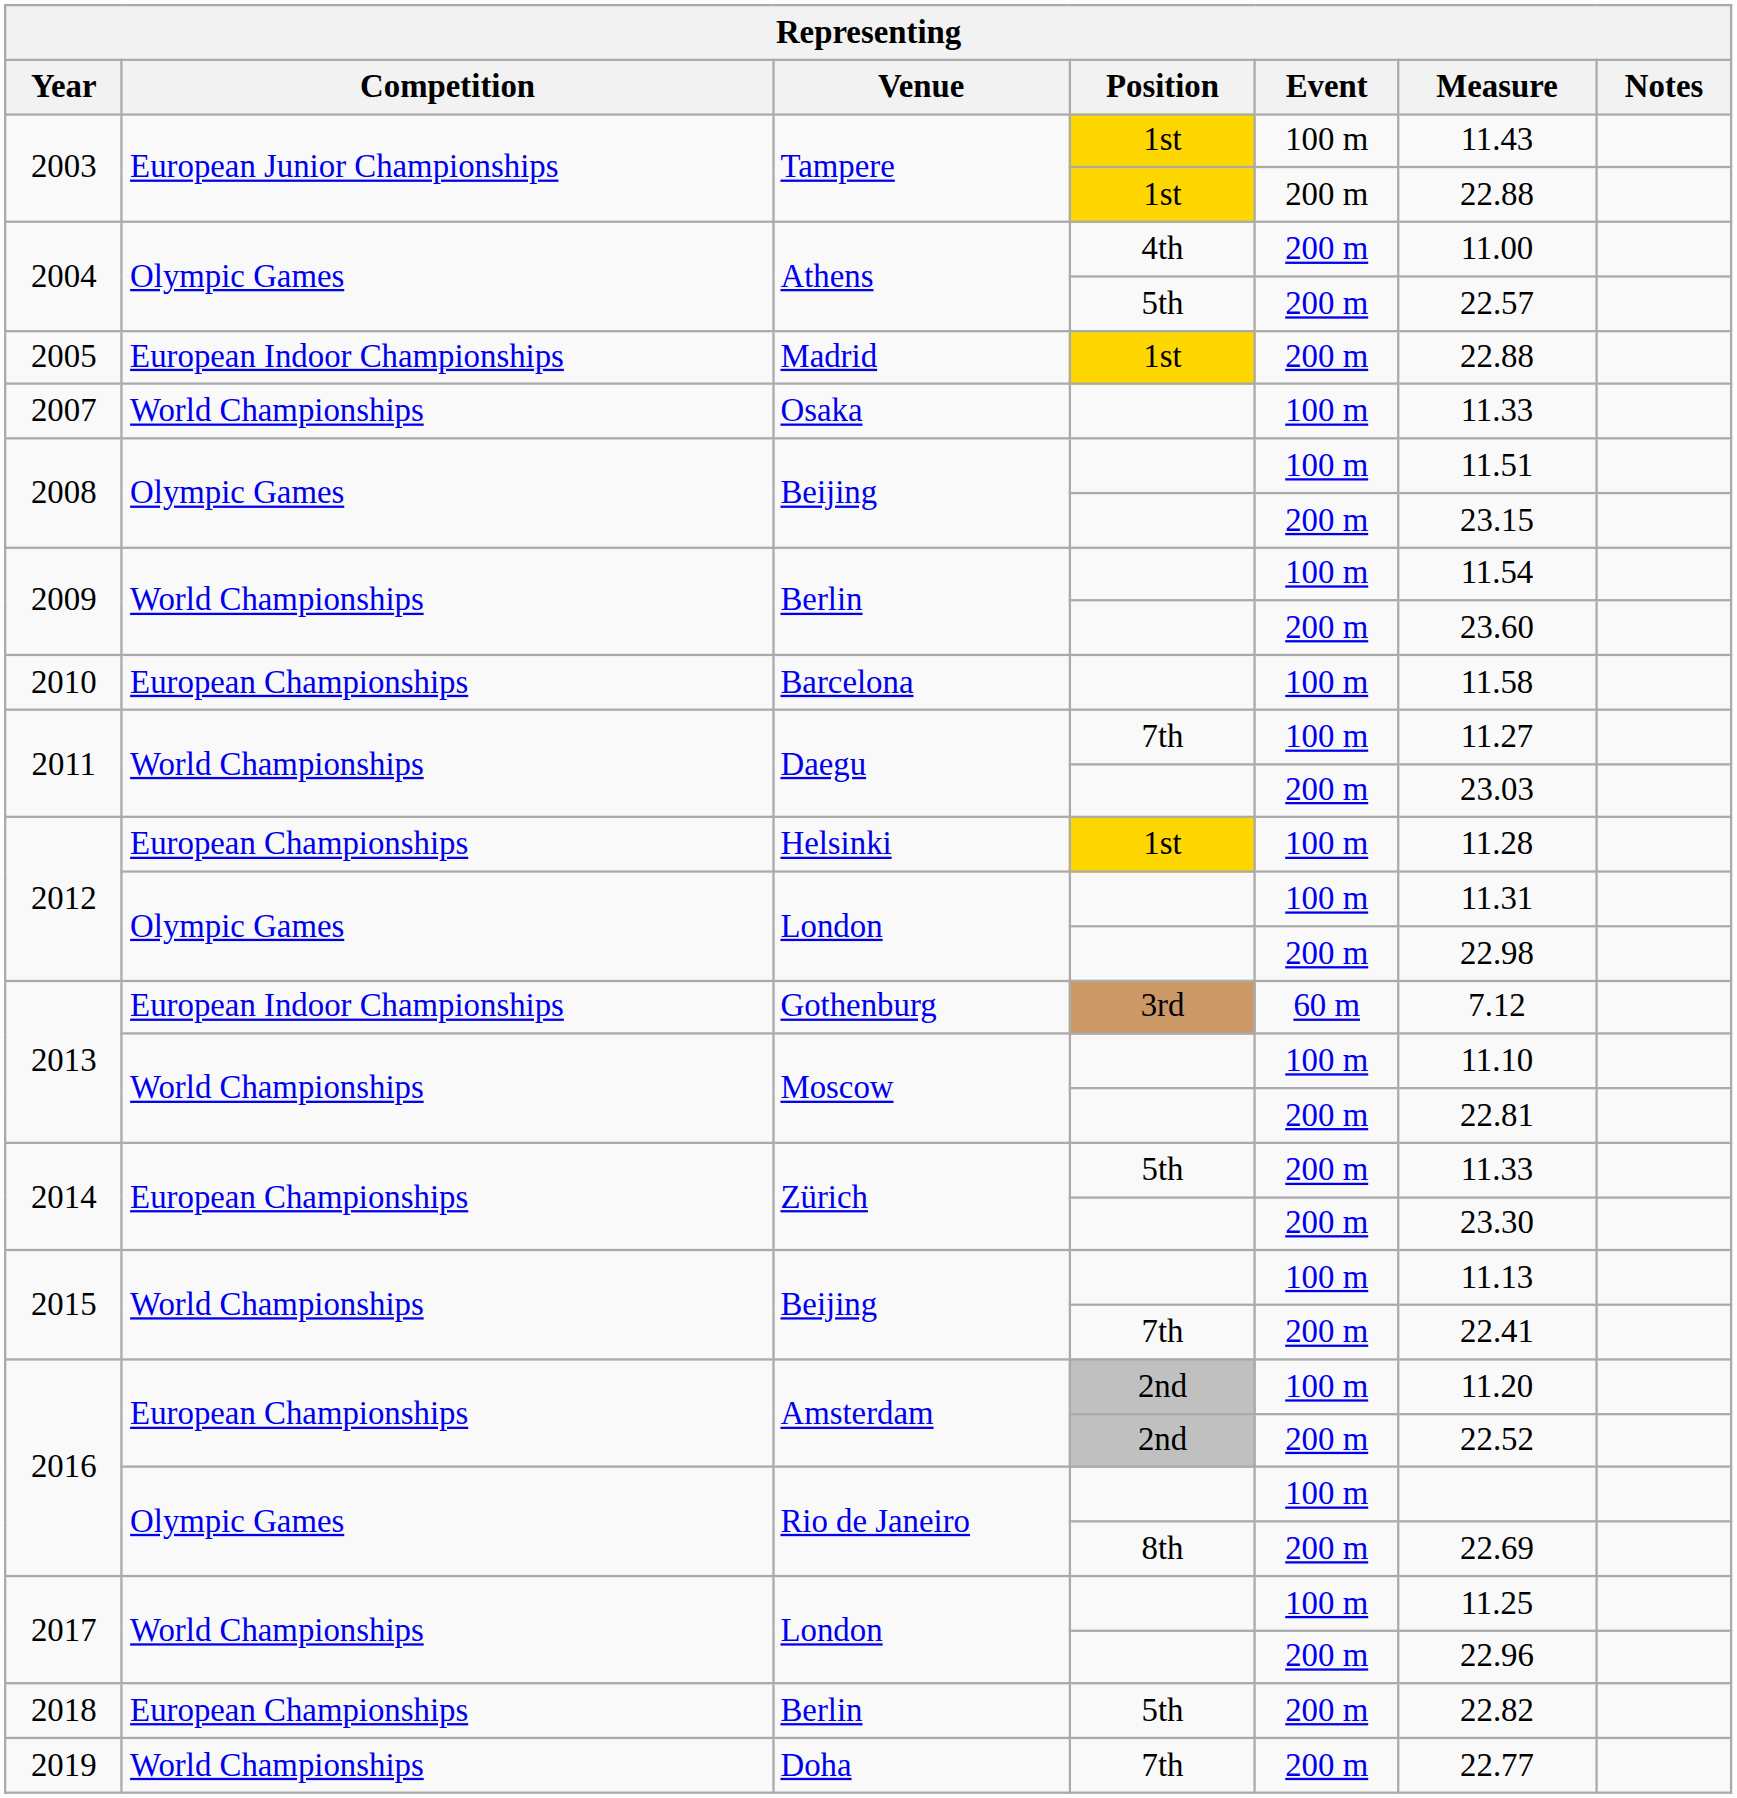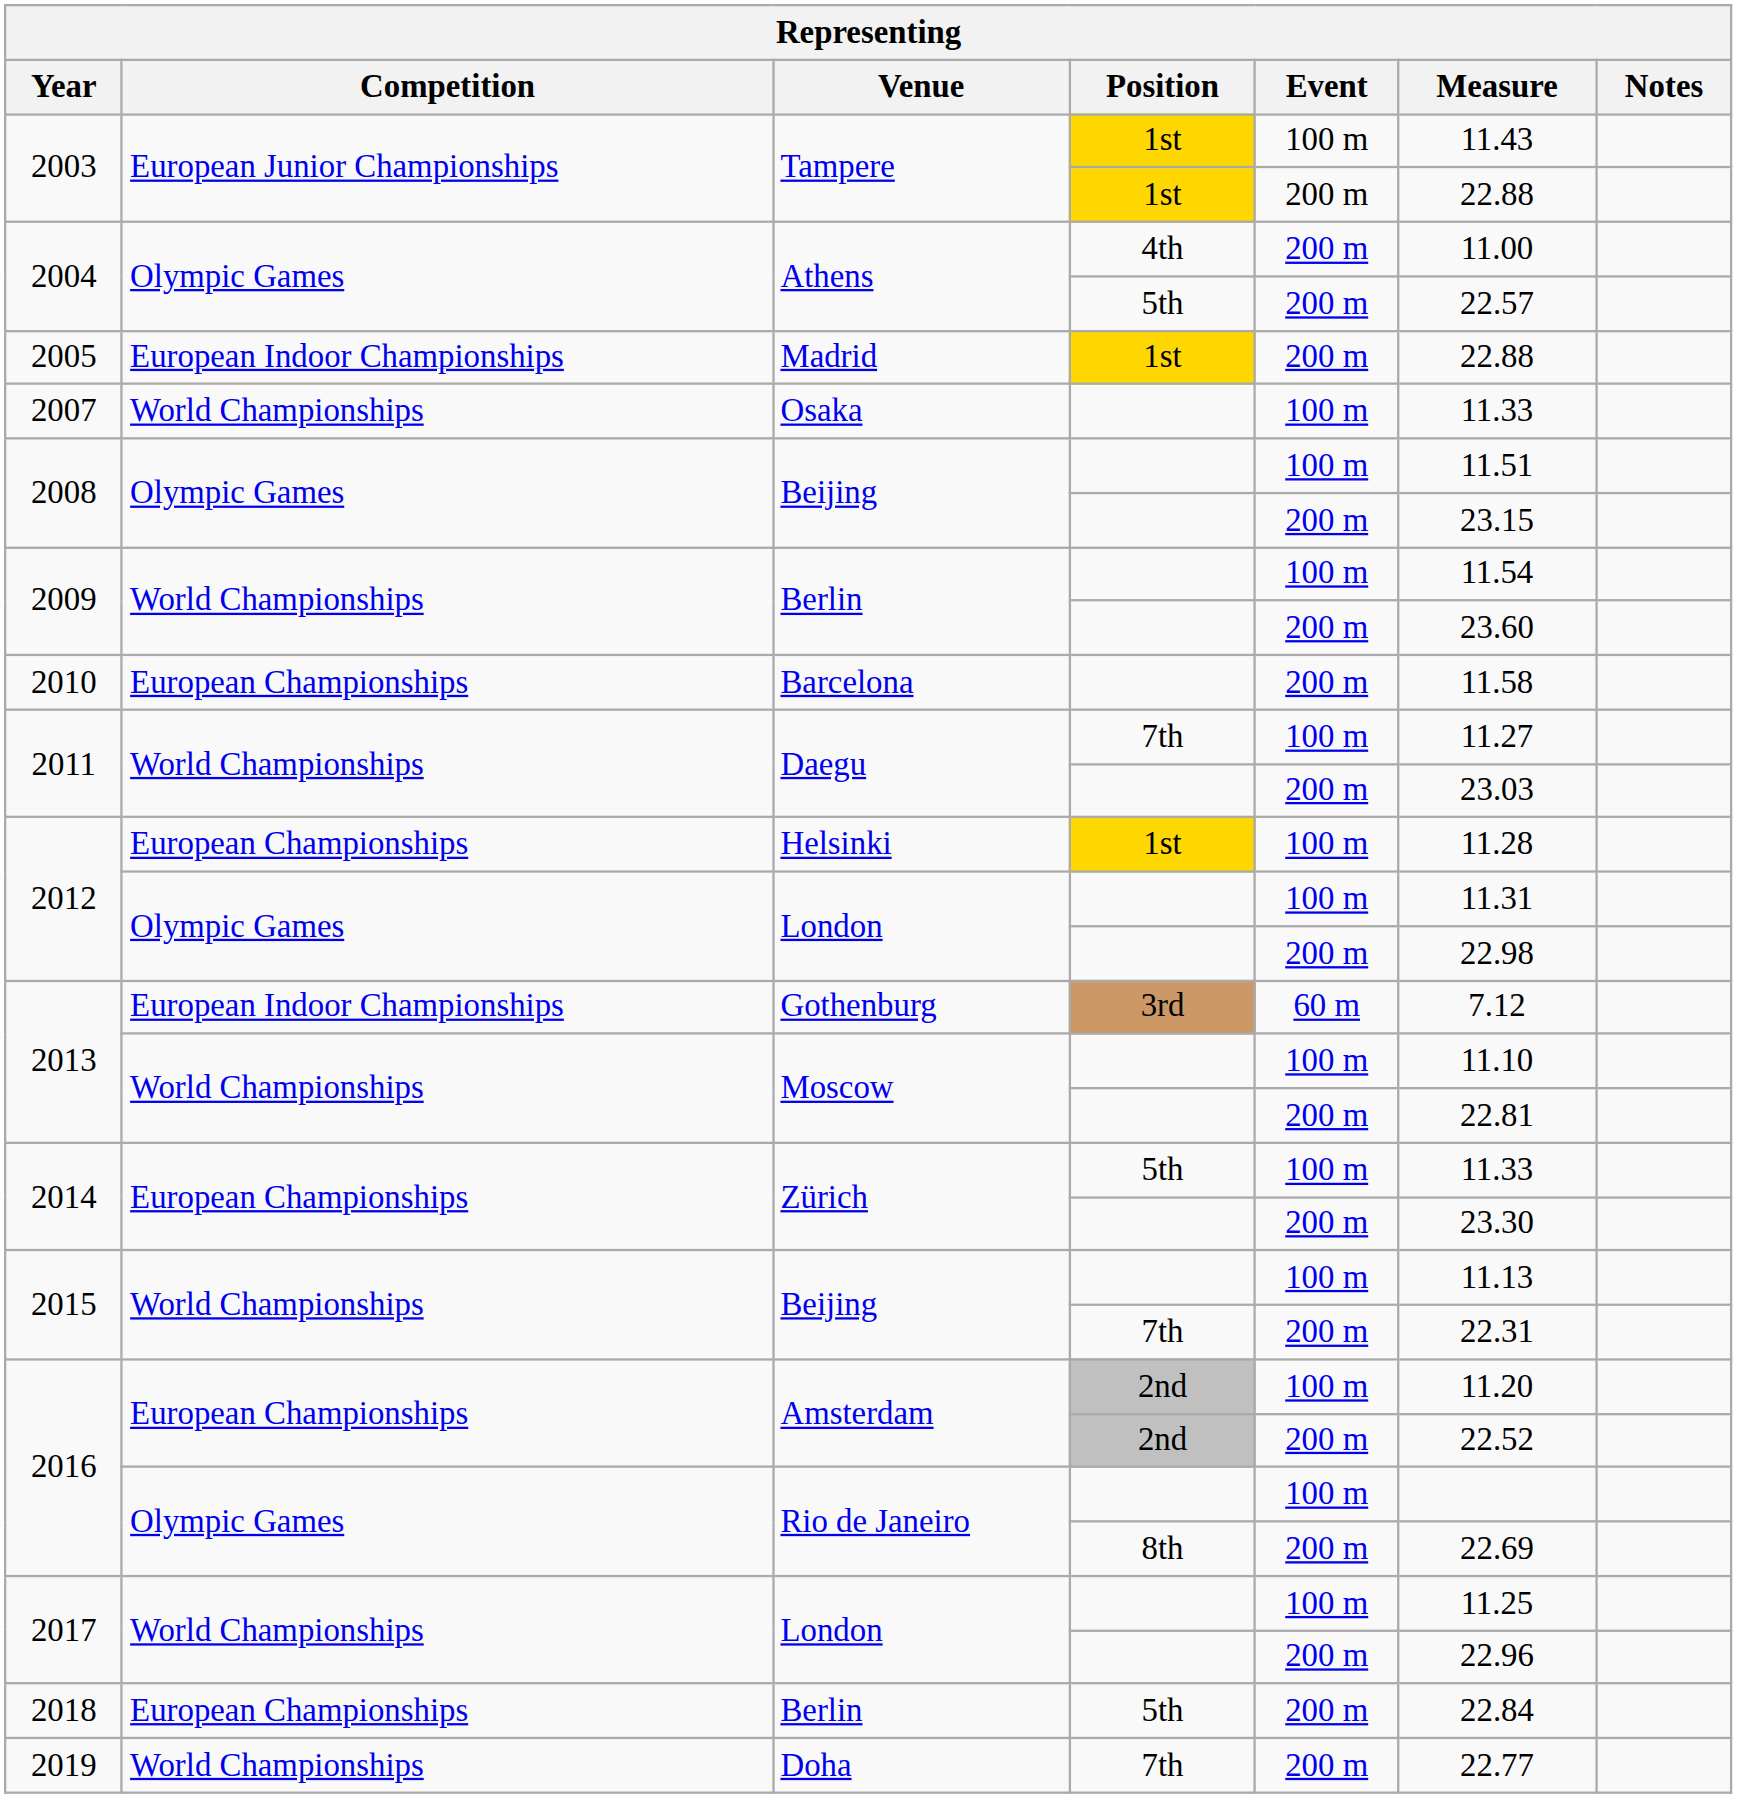(1327, 681) 100 m -> (1327, 681) 200 m
(1327, 1169) 200 m -> (1327, 1169) 100 m
(1497, 1331) 22.41 -> (1497, 1331) 22.31
(1497, 1710) 22.82 -> (1497, 1710) 22.84
